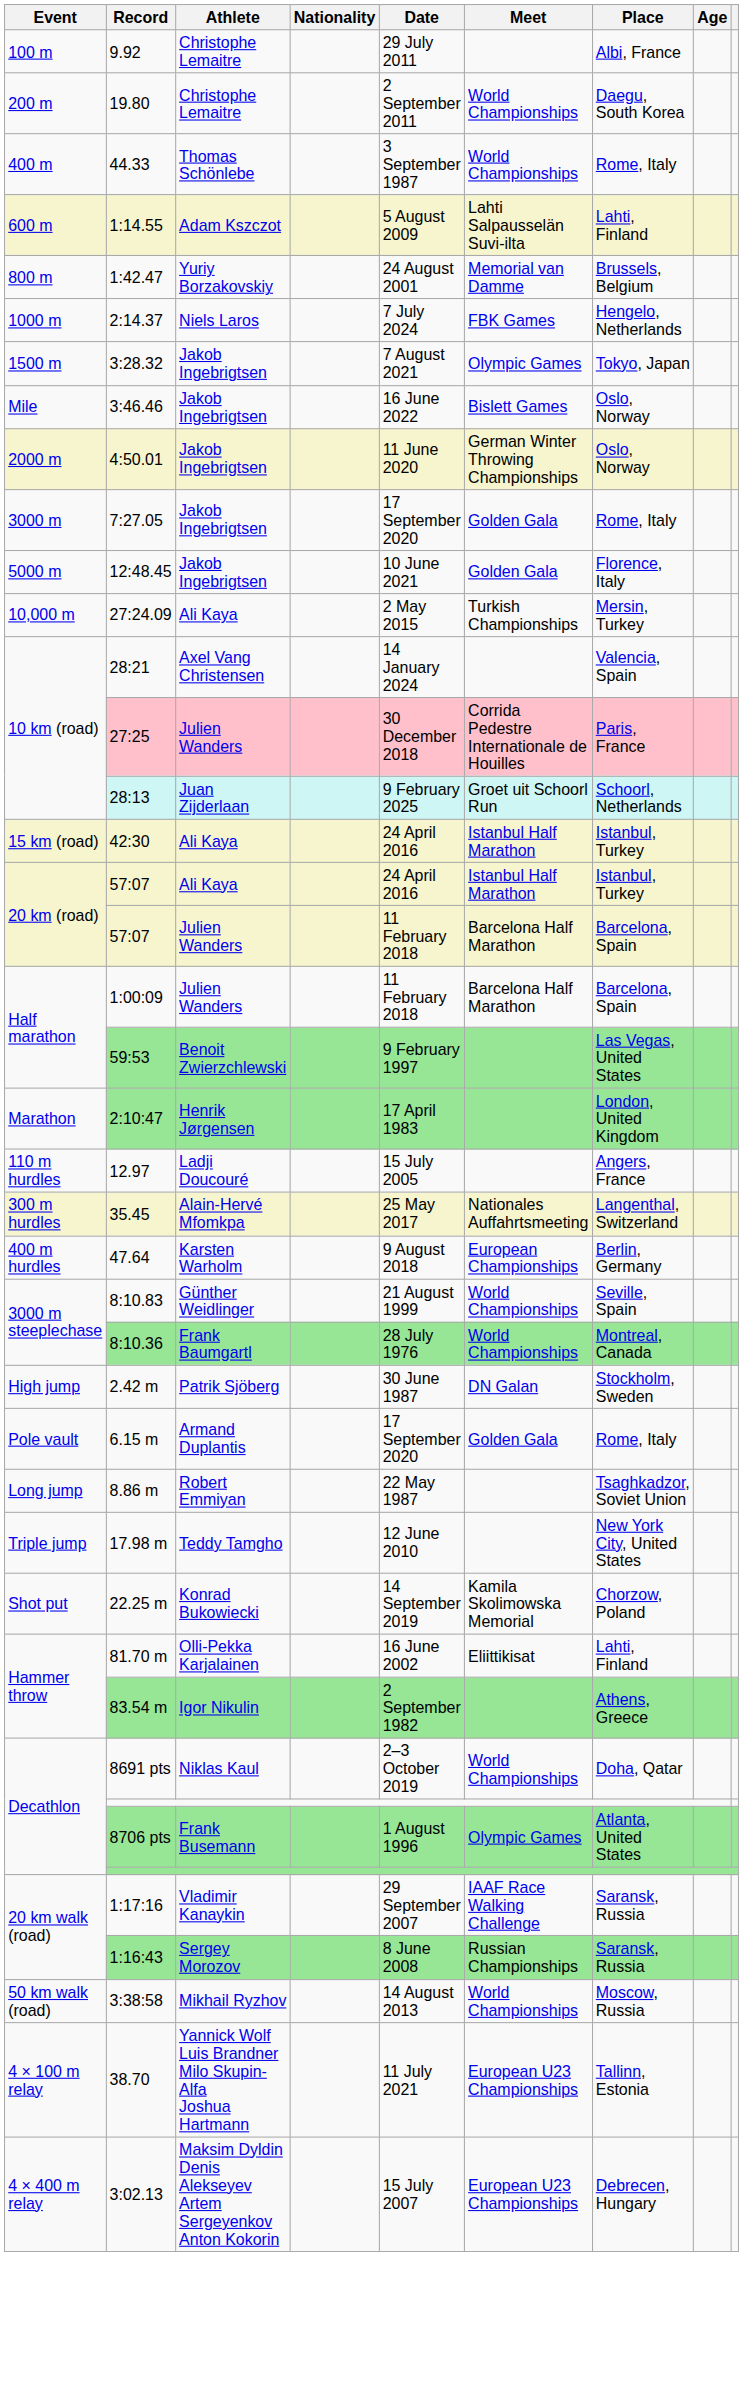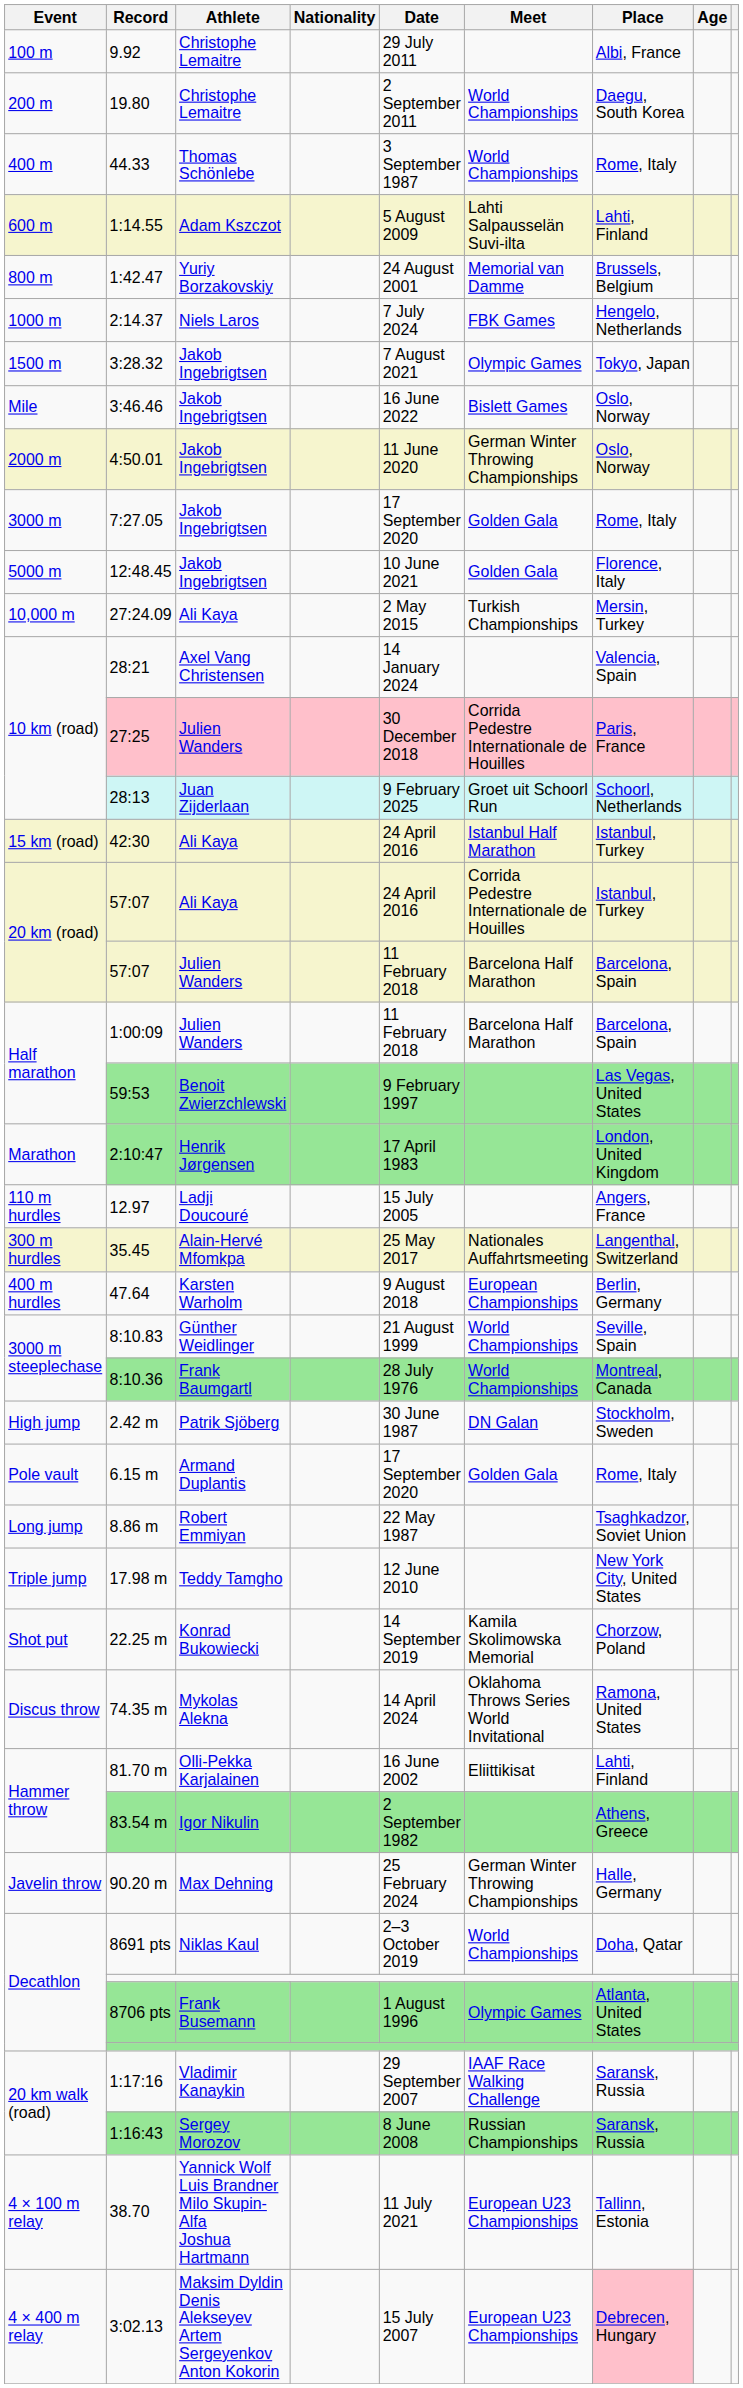(512, 884) Istanbul Half Marathon -> (528, 902) Corrida Pedestre Internationale de Houilles
+ row: (138, 1709)
+ row: (138, 1883)
- row: (136, 2001)
(633, 2194) no background -> (633, 2326) pink background
